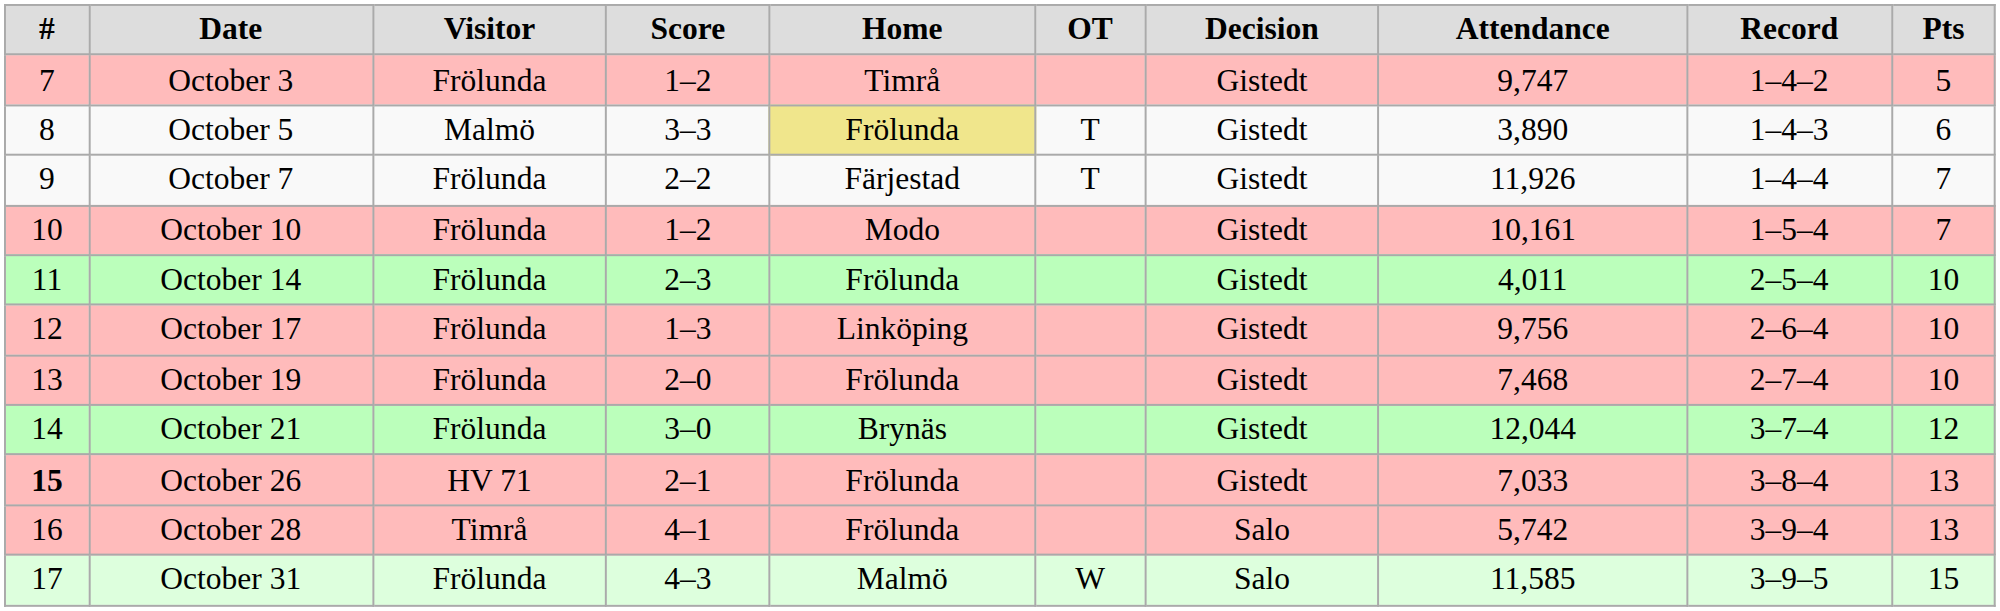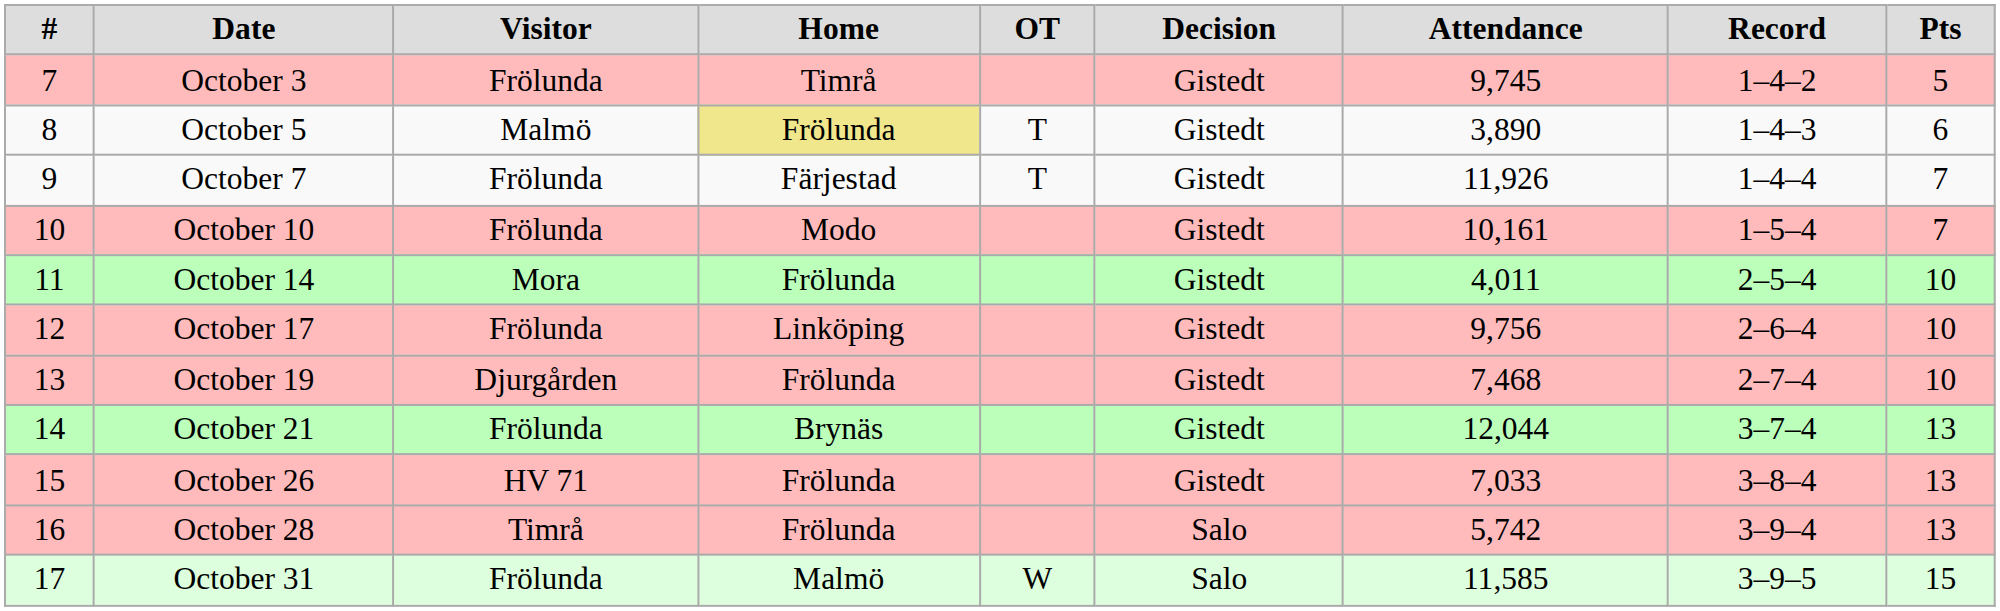- column: (688, 29)
(1533, 79) 9,747 -> (1506, 79) 9,745
(489, 279) Frölunda -> (546, 279) Mora
(489, 379) Frölunda -> (546, 379) Djurgården
(1943, 429) 12 -> (1940, 429) 13
(47, 479) bold -> (49, 479) normal
